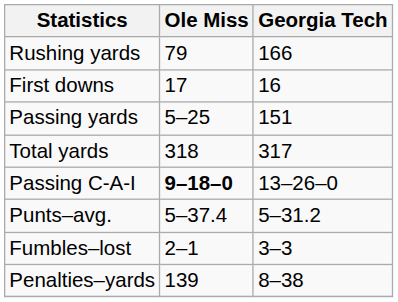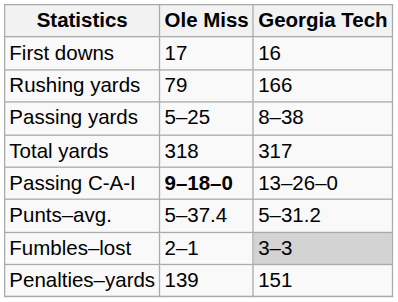rows swapped: (62, 85) <-> (75, 53)
(275, 118) 151 -> (281, 118) 8–38
(275, 248) no background -> (275, 248) lightgrey background
(281, 280) 8–38 -> (275, 280) 151
